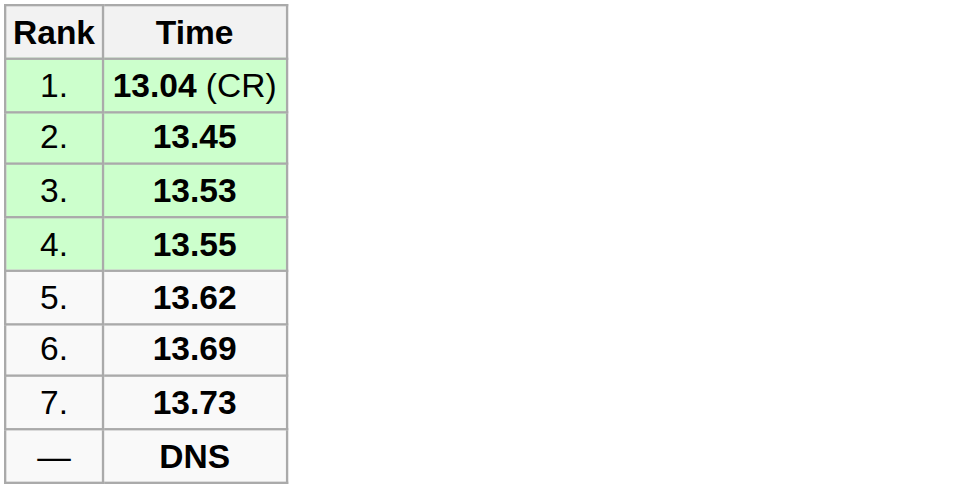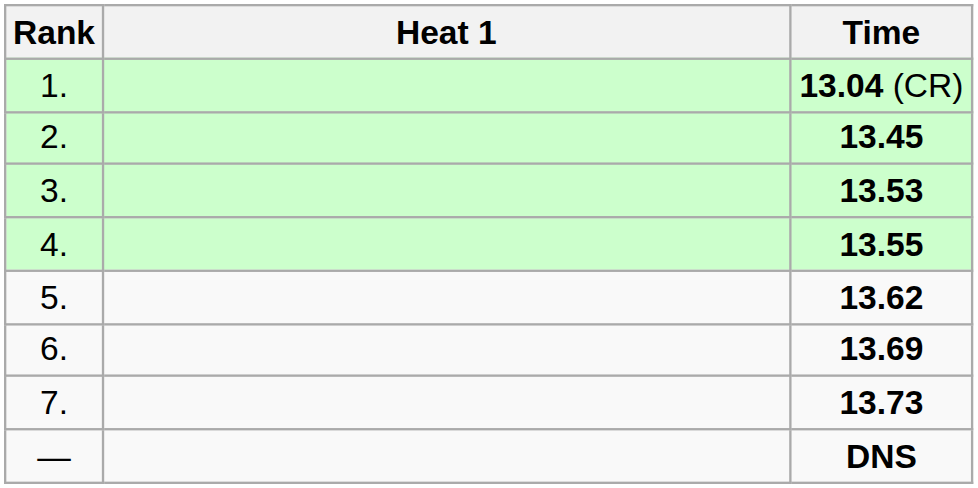+ column: (446, 32)
